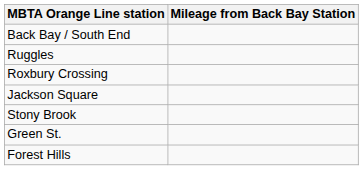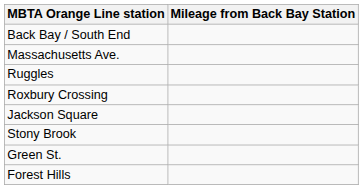+ row: (63, 54)
